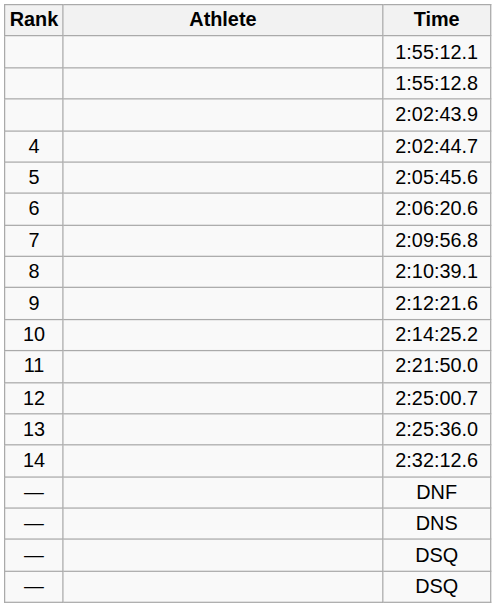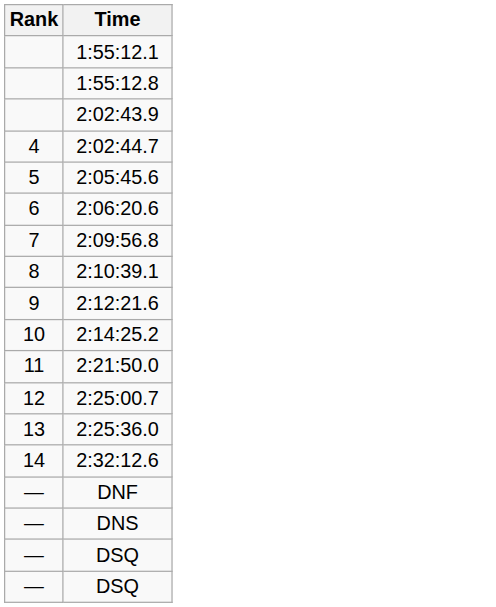- column: (223, 20)
